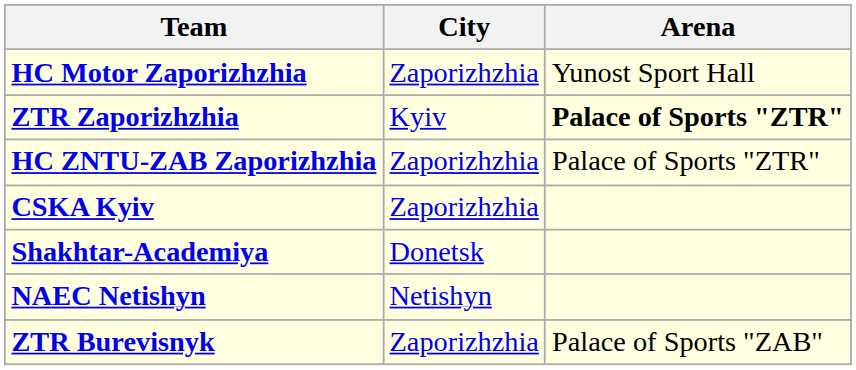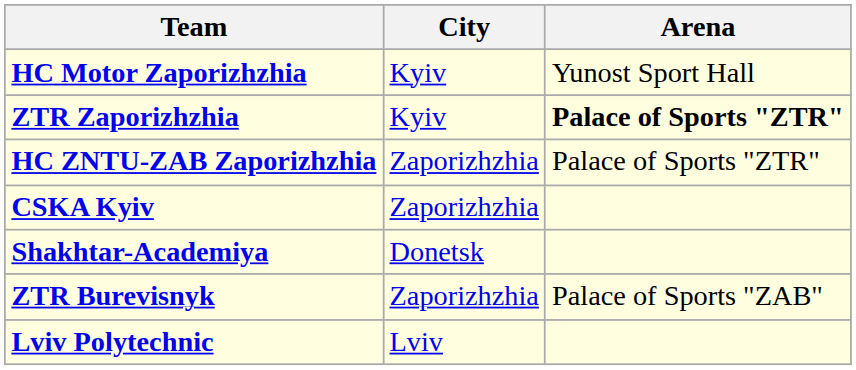(464, 71) Zaporizhzhia -> (418, 71) Kyiv
- row: (109, 296)
+ row: (112, 341)
